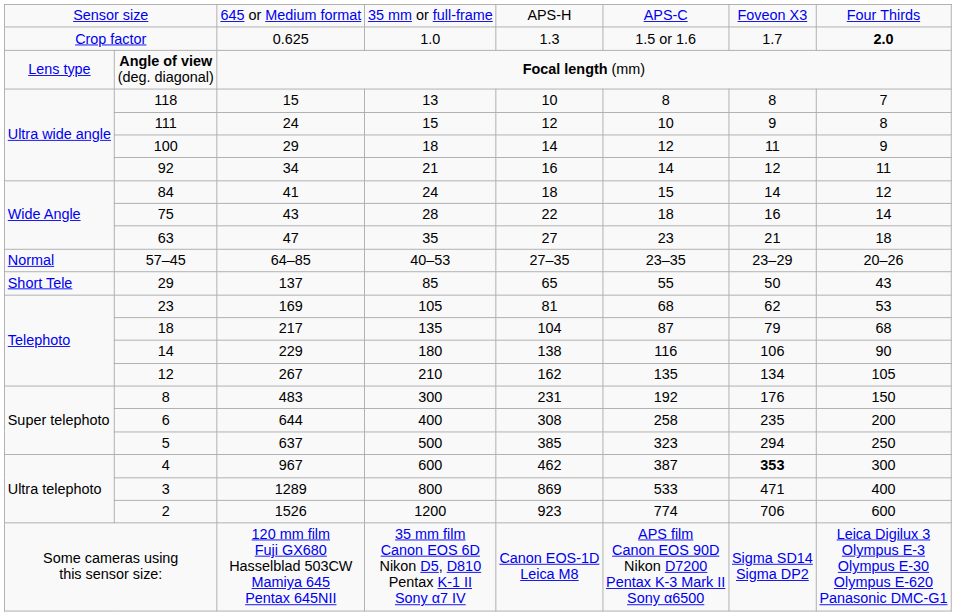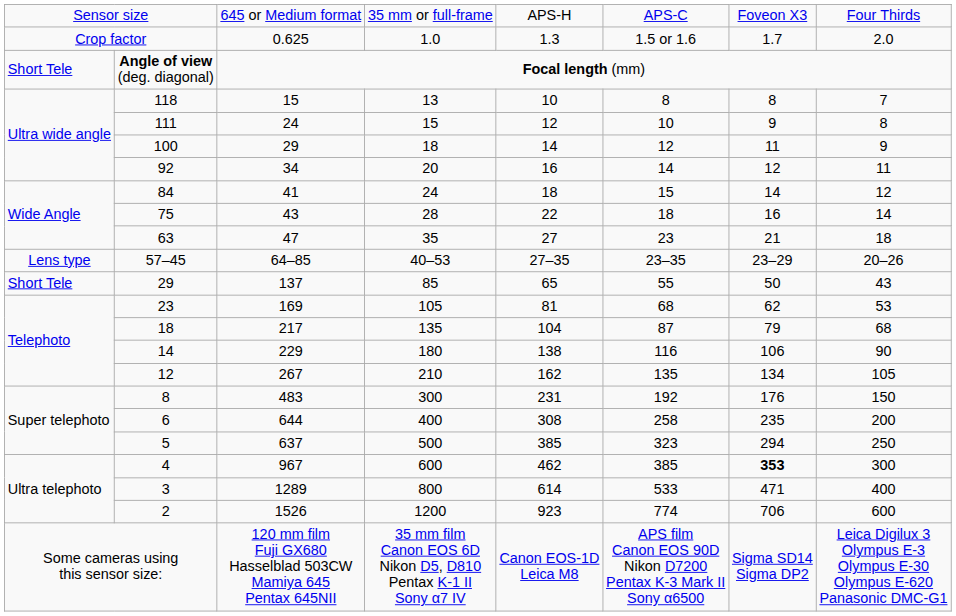(883, 38) bold -> (883, 38) normal
(59, 69) Lens type -> (40, 69) Short Tele
(430, 169) 21 -> (430, 169) 20
(31, 260) Normal -> (59, 260) Lens type
(666, 466) 387 -> (666, 466) 385
(549, 488) 869 -> (549, 488) 614
